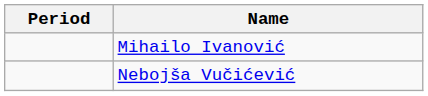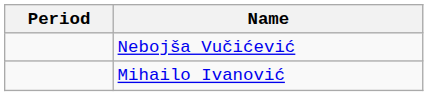rows swapped: (206, 76) <-> (201, 47)
